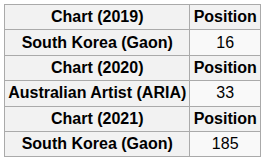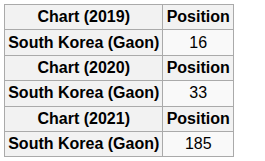(97, 93) Australian Artist (ARIA) -> (84, 93) South Korea (Gaon)
